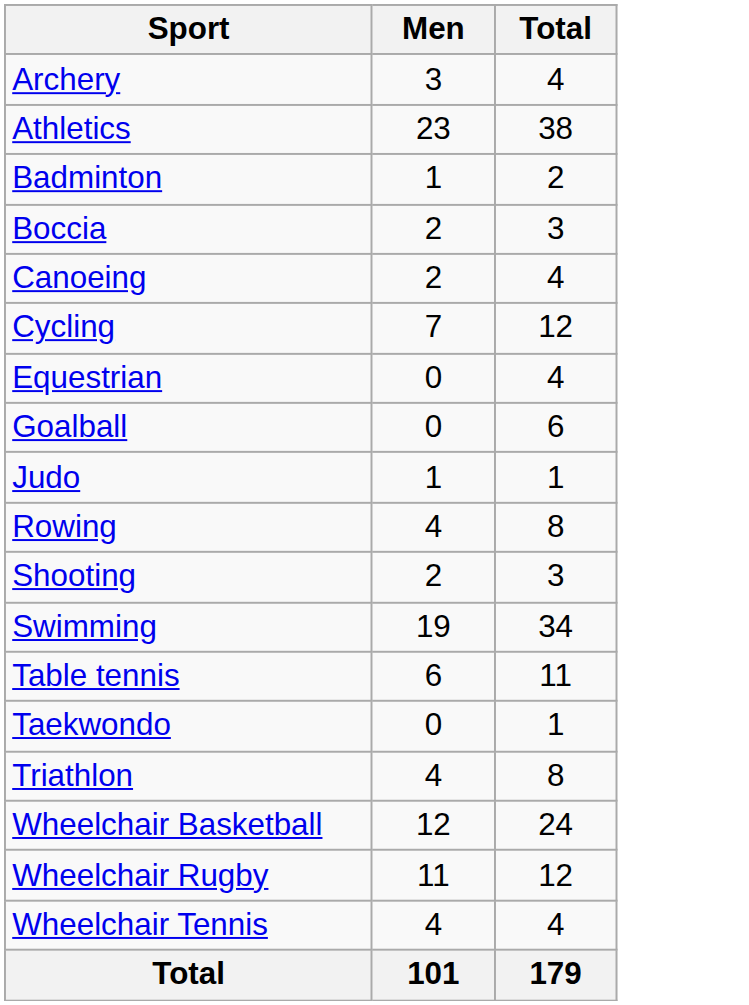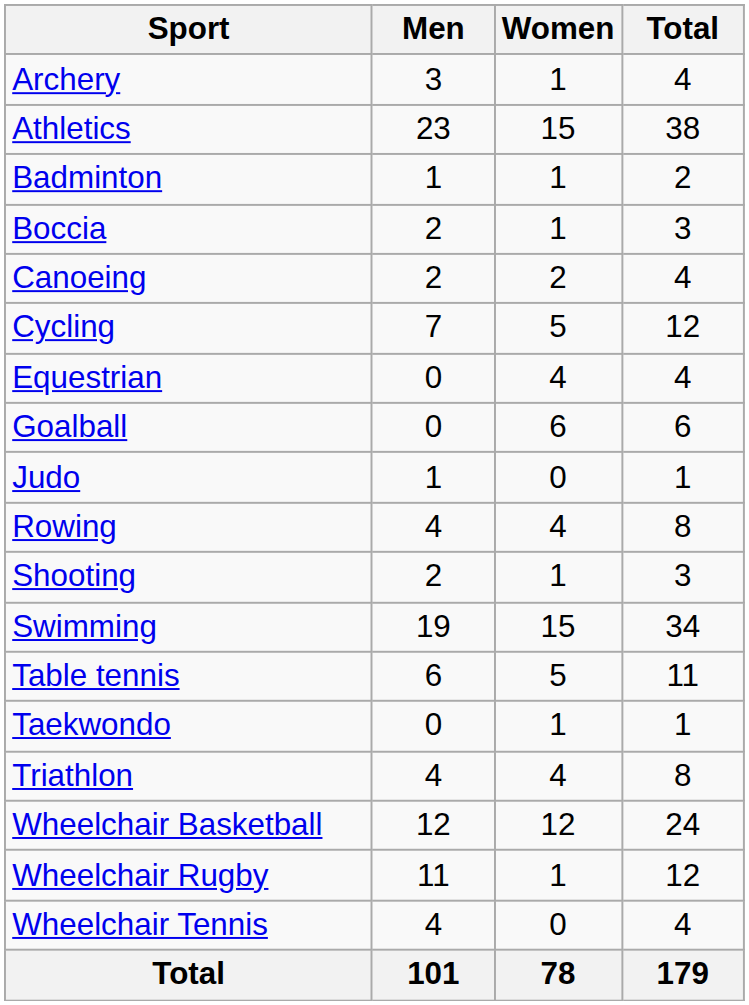+ column: (558, 29)
